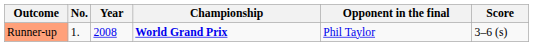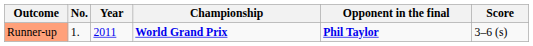(105, 32) 2008 -> (105, 32) 2011
(349, 32) normal -> (351, 32) bold
